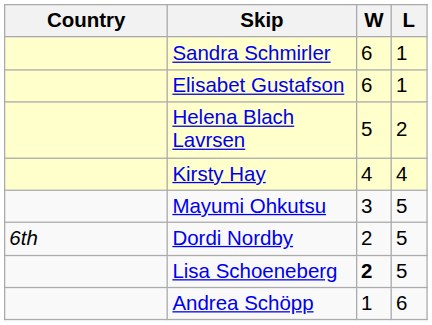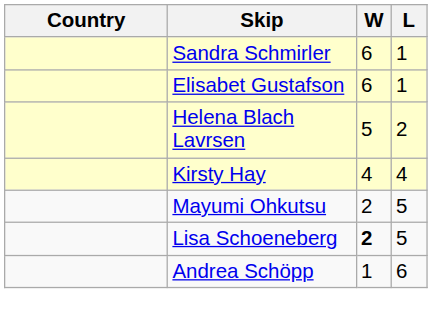(367, 206) 3 -> (367, 206) 2
- row: (233, 238)
